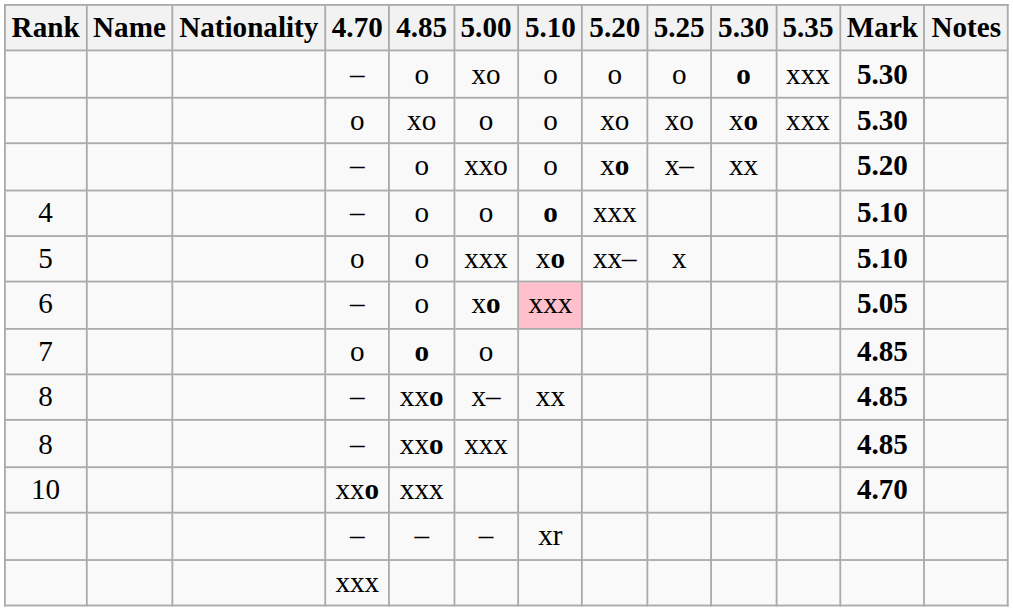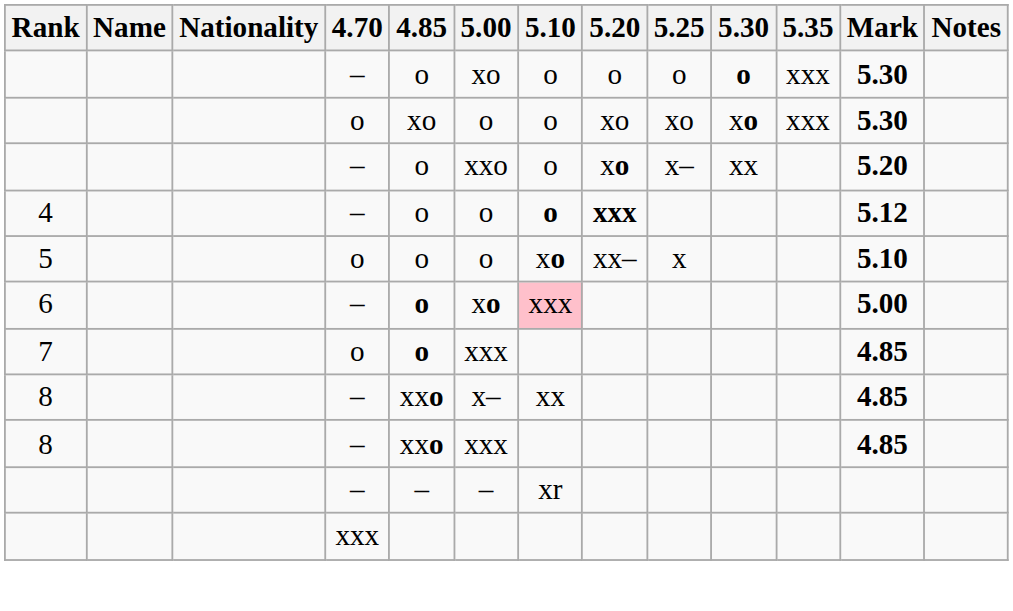(615, 212) normal -> (615, 212) bold
(882, 212) 5.10 -> (882, 212) 5.12
(486, 258) xxx -> (486, 258) o
(422, 304) normal -> (422, 304) bold
(882, 304) 5.05 -> (882, 304) 5.00
(486, 350) o -> (486, 350) xxx
- row: (46, 489)
